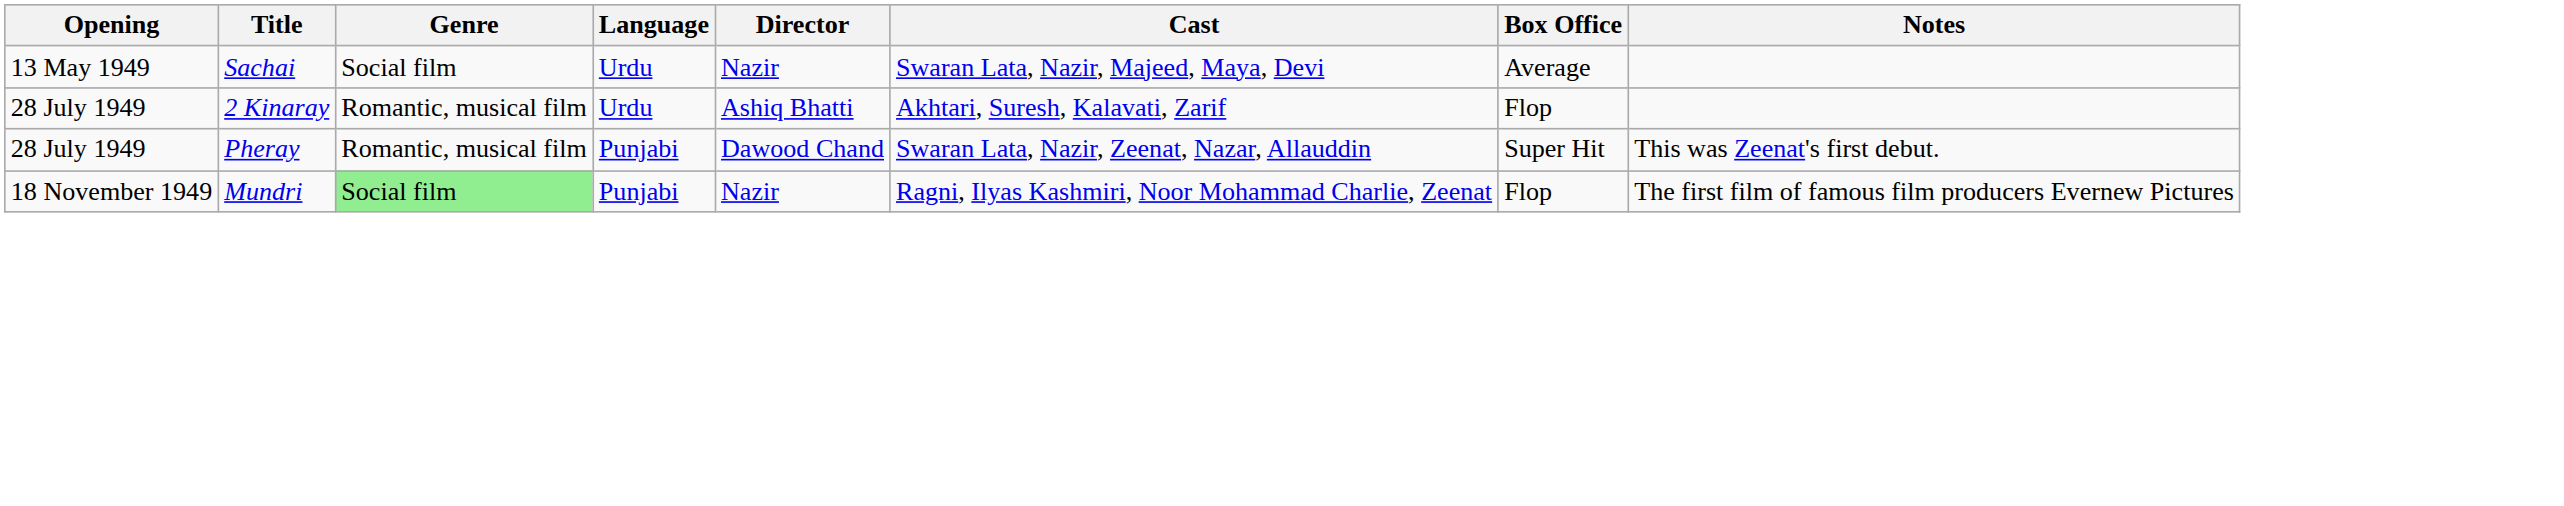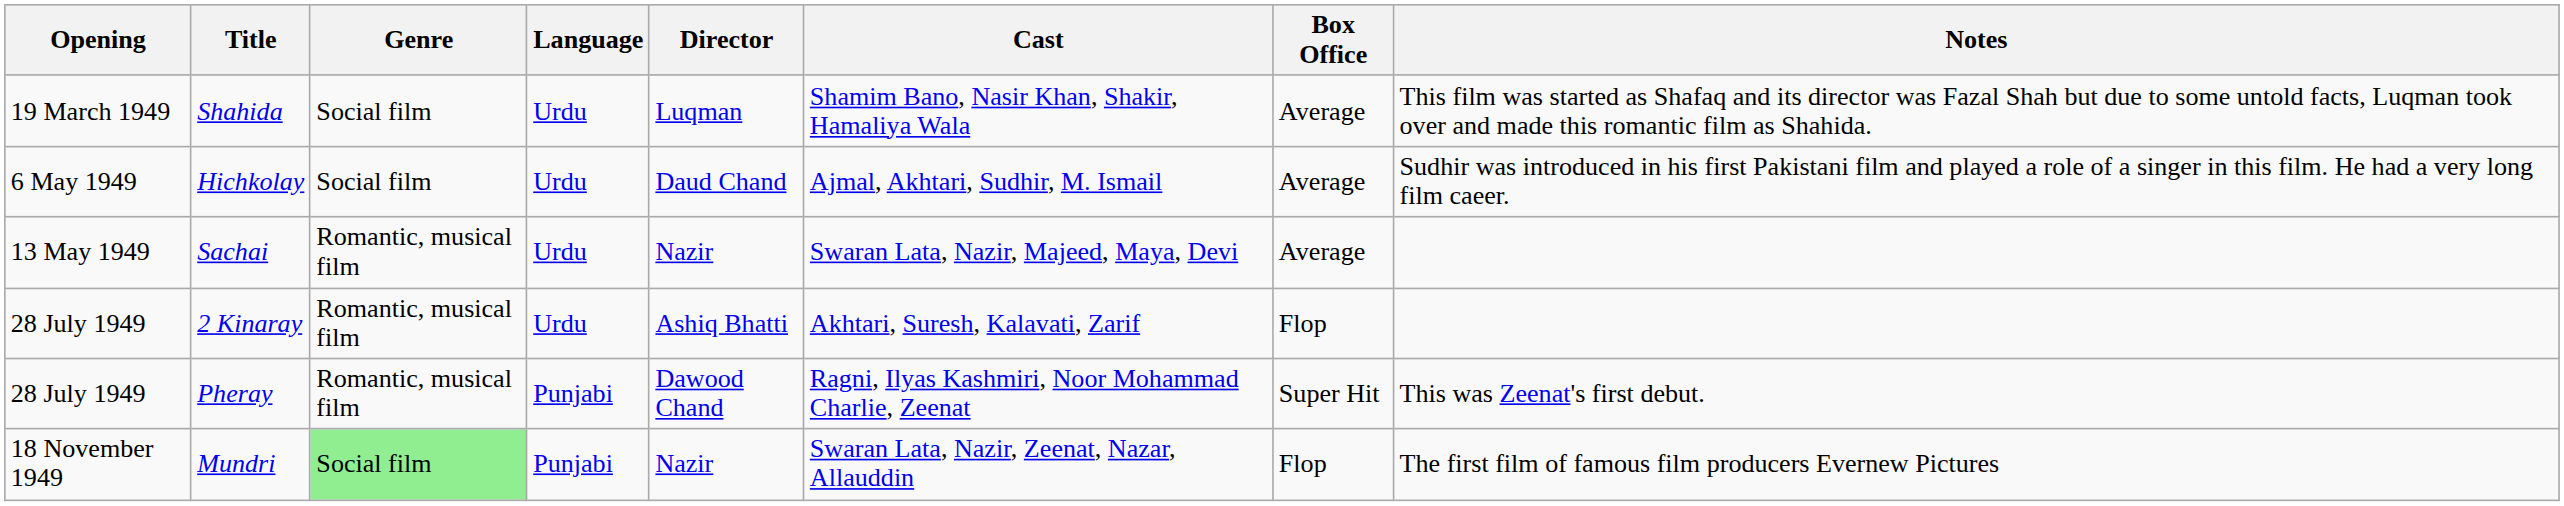+ row: (240, 110)
+ row: (251, 181)
(399, 66) Social film -> (414, 251) Romantic, musical film
(1134, 149) Swaran Lata, Nazir, Zeenat, Nazar, Allauddin -> (1024, 393) Ragni, Ilyas Kashmiri, Noor Mohammad Charlie, Zeenat
(1194, 190) Ragni, Ilyas Kashmiri, Noor Mohammad Charlie, Zeenat -> (993, 464) Swaran Lata, Nazir, Zeenat, Nazar, Allauddin
